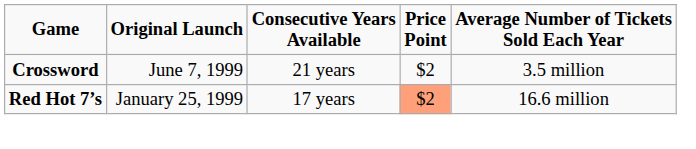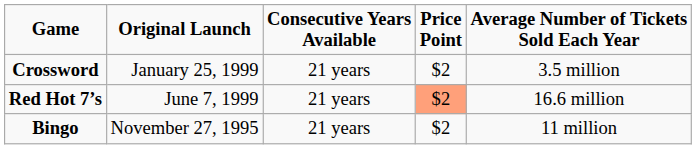(196, 69) June 7, 1999 -> (195, 69) January 25, 1999
(179, 98) January 25, 1999 -> (211, 98) June 7, 1999
(324, 98) 17 years -> (339, 98) 21 years
+ row: (55, 128)
